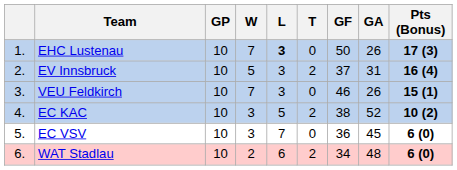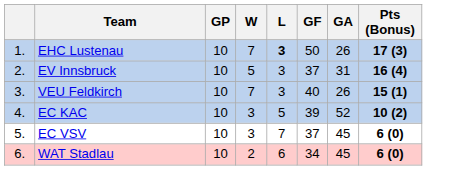- column: (312, 22)
(343, 92) 46 -> (312, 92) 40
(343, 112) 38 -> (312, 112) 39
(343, 133) 36 -> (312, 133) 37
(374, 154) 48 -> (343, 154) 45
